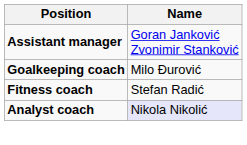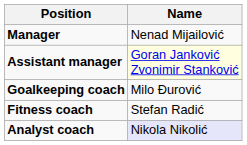+ row: (34, 34)
(185, 42) no background -> (185, 62) lightyellow background
